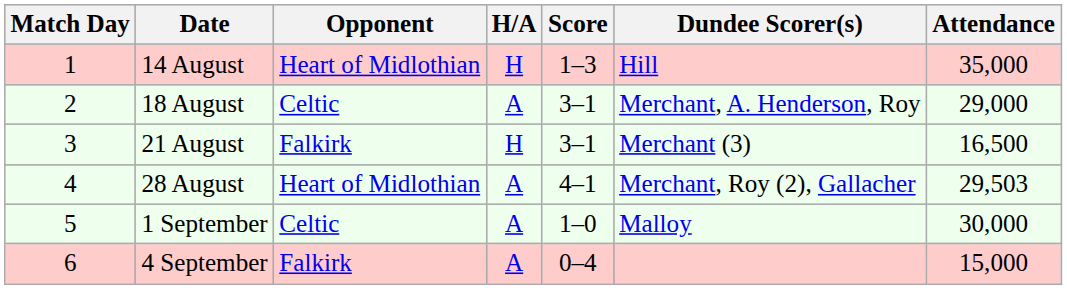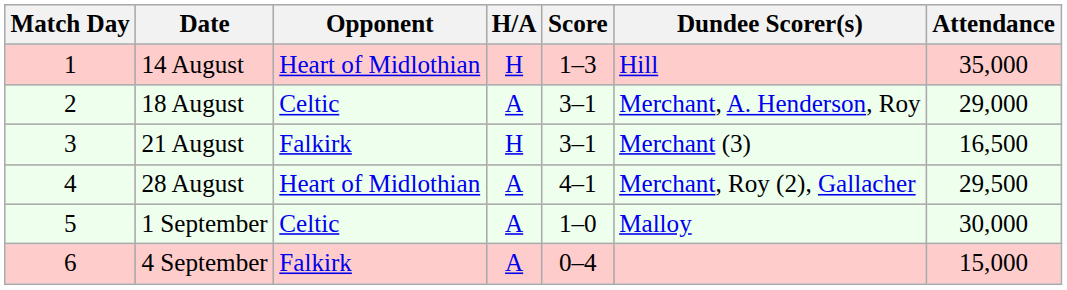(994, 183) 29,503 -> (994, 183) 29,500
